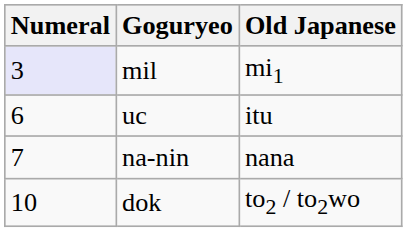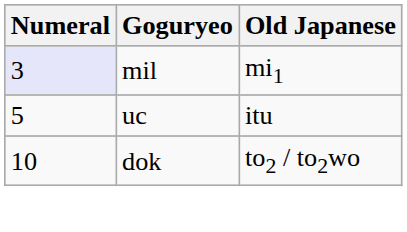(17, 115) 6 -> (17, 115) 5
- row: (156, 157)
